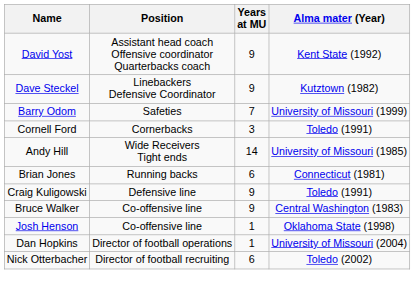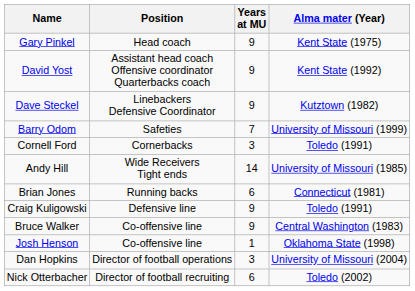+ row: (47, 42)
(252, 243) 1 -> (252, 260) 3
